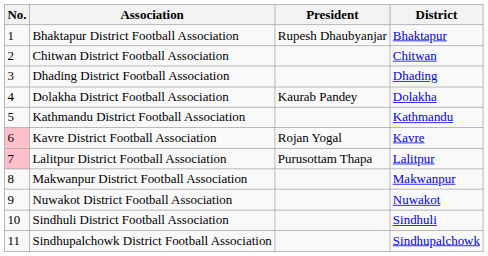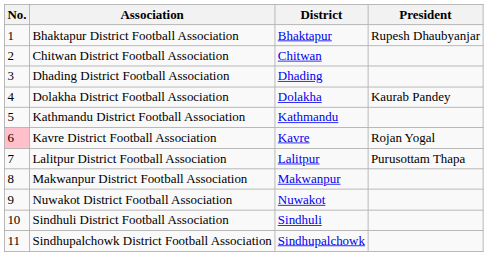columns swapped: (436, 14) <-> (332, 14)
(11, 158) pink background -> (11, 158) no background
